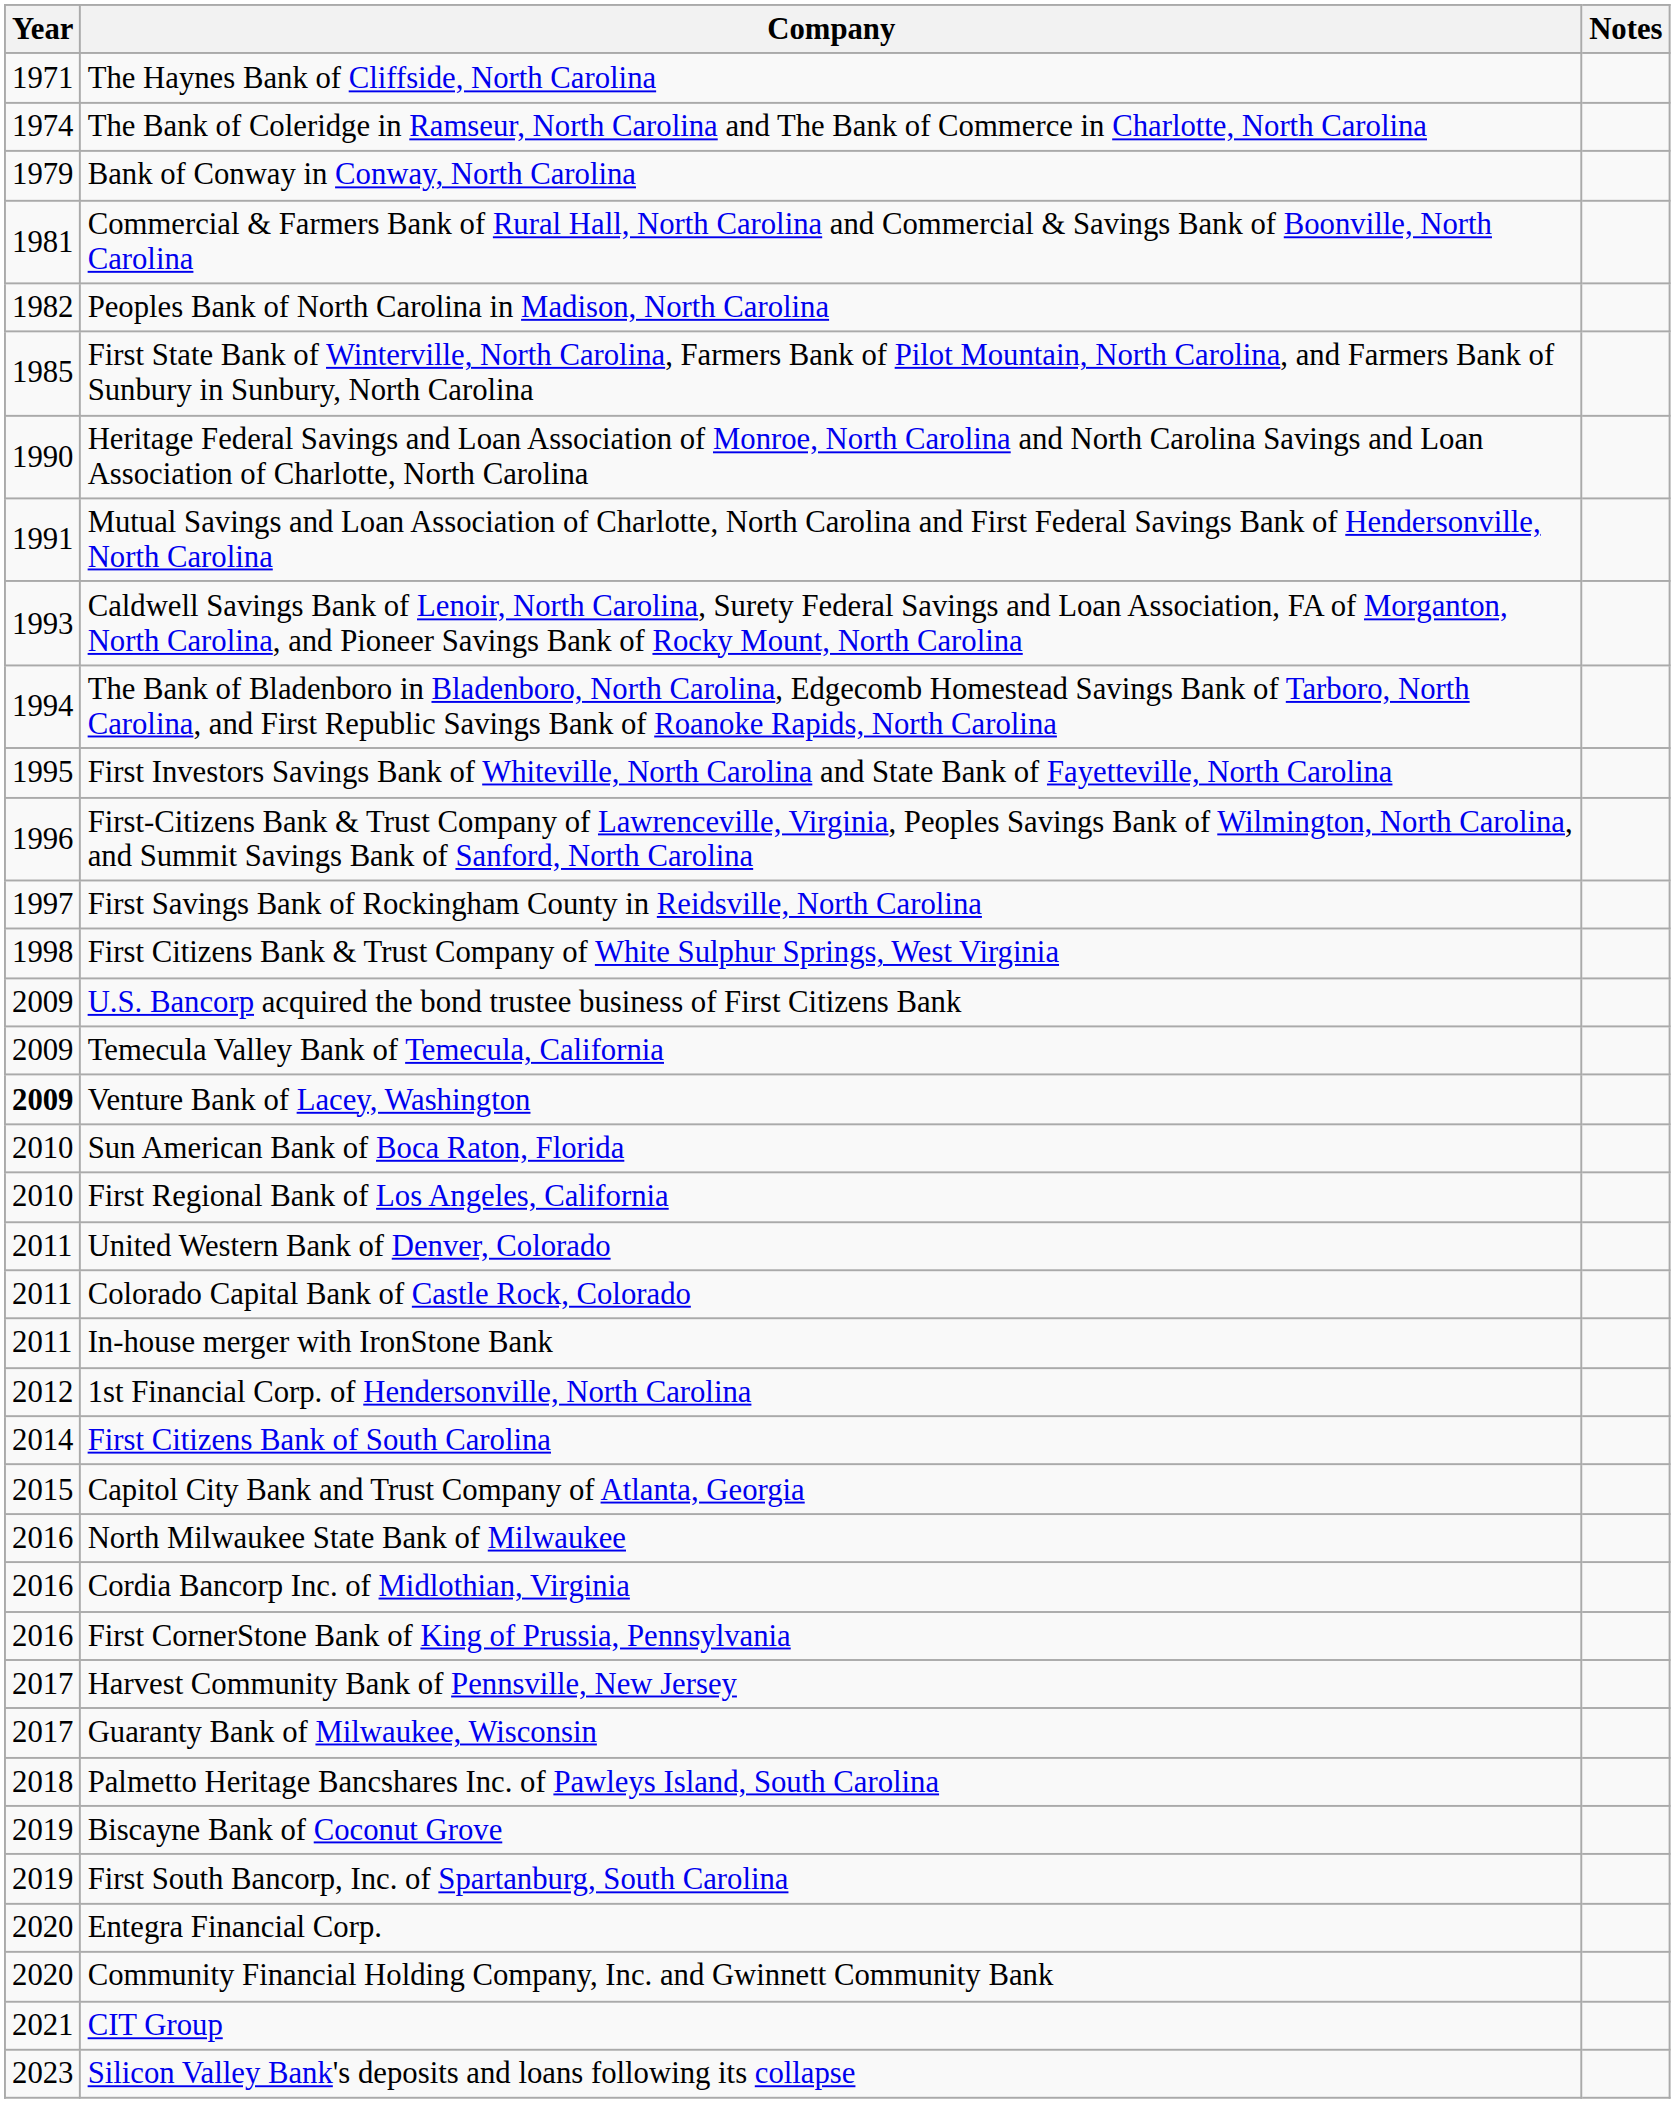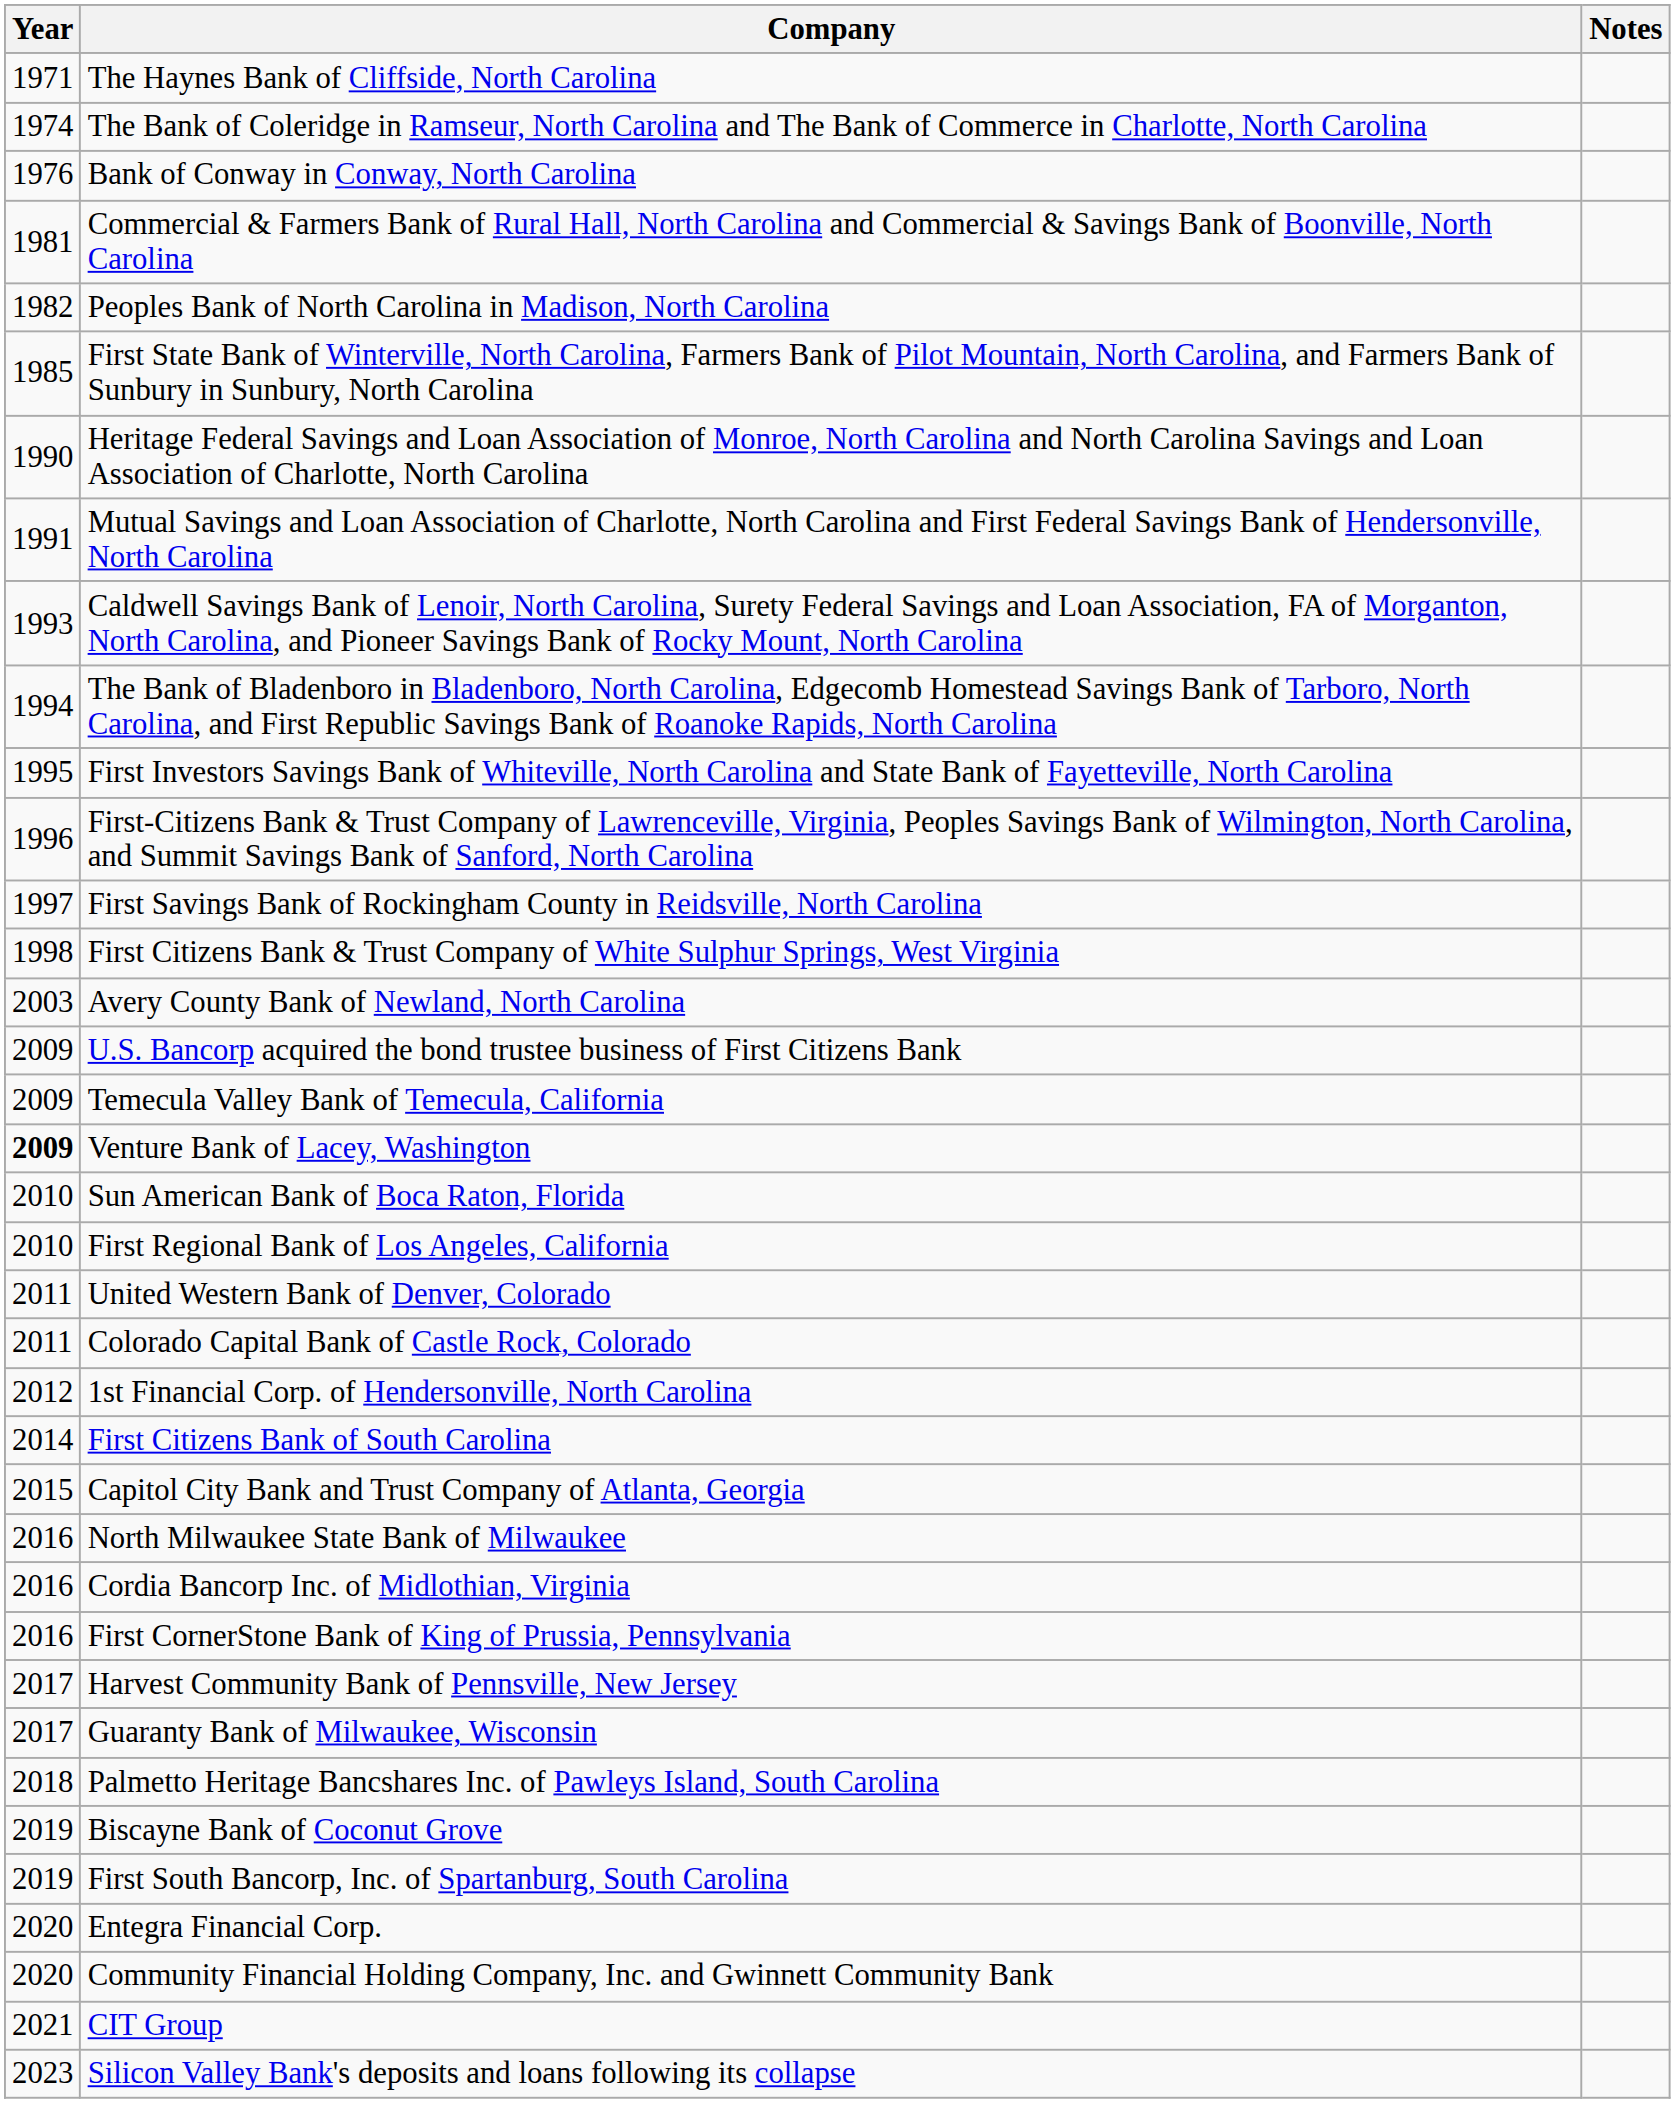(43, 175) 1979 -> (43, 175) 1976
+ row: (386, 1001)
- row: (320, 1342)
